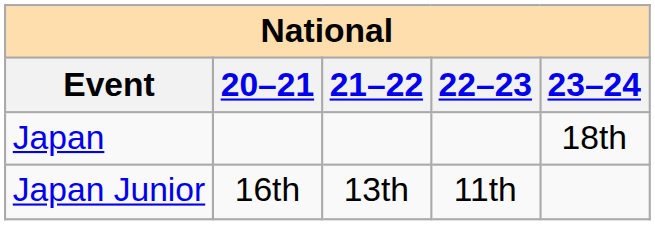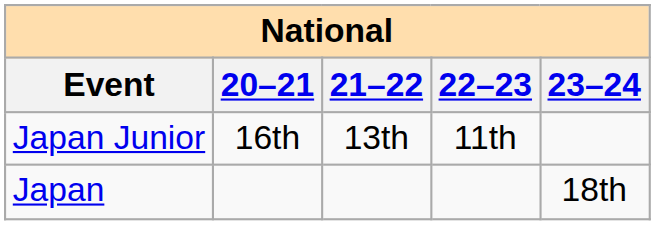rows swapped: (59, 137) <-> (109, 191)
